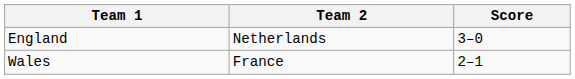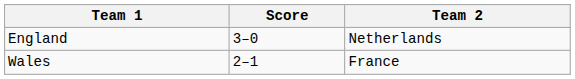columns swapped: (342, 16) <-> (512, 16)
